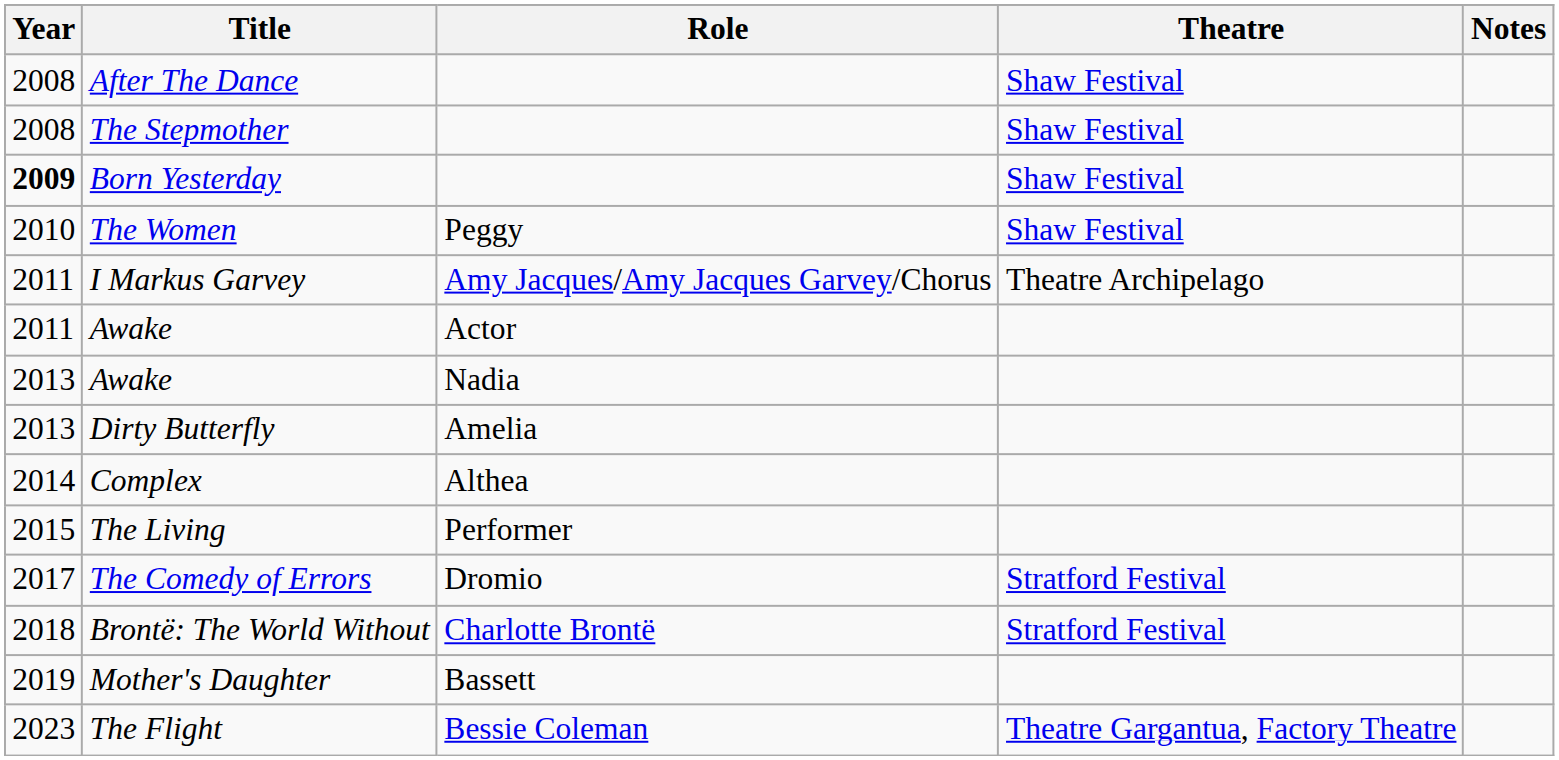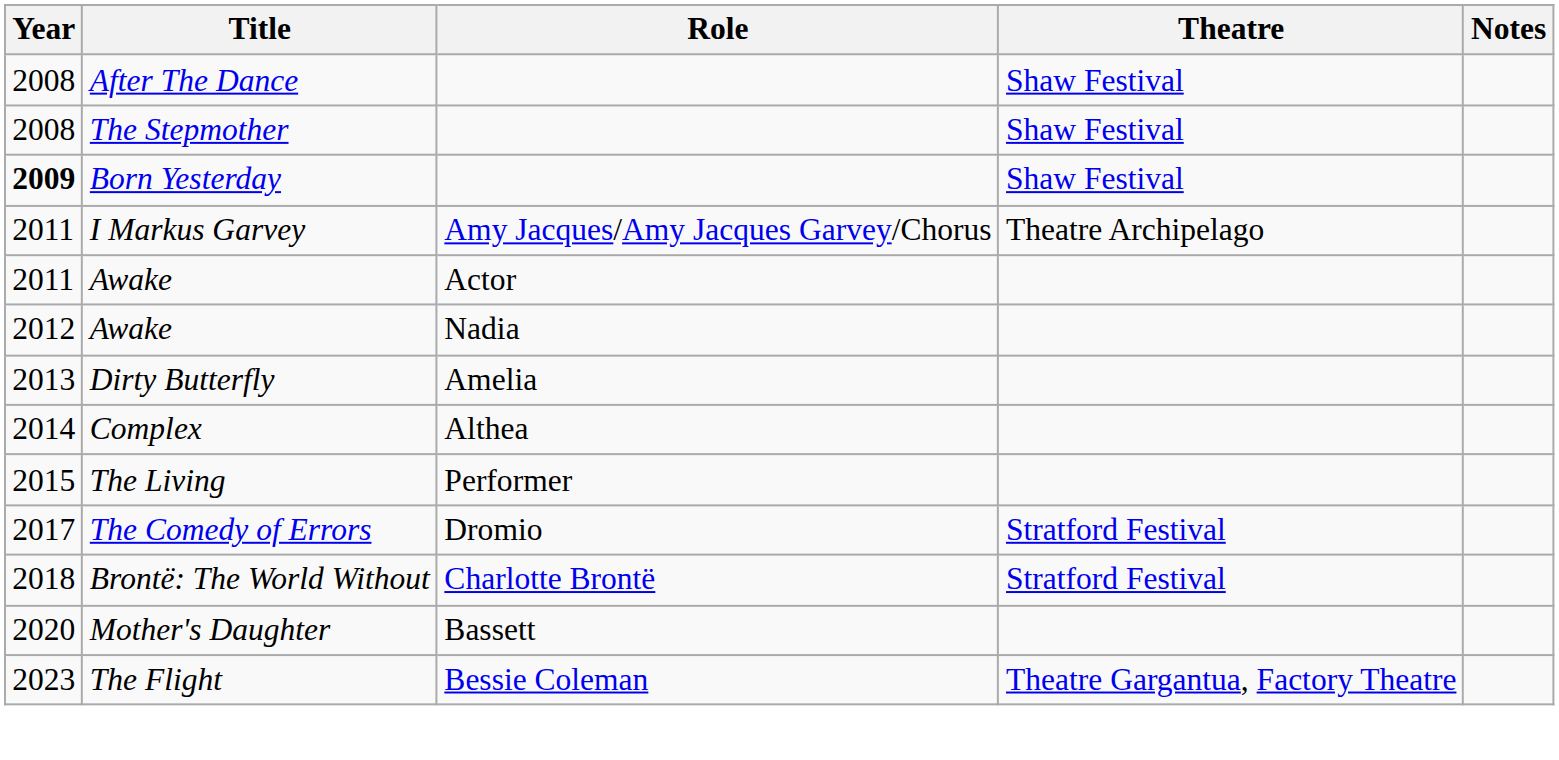- row: (163, 229)
(44, 379) 2013 -> (44, 329) 2012
(44, 679) 2019 -> (44, 629) 2020
